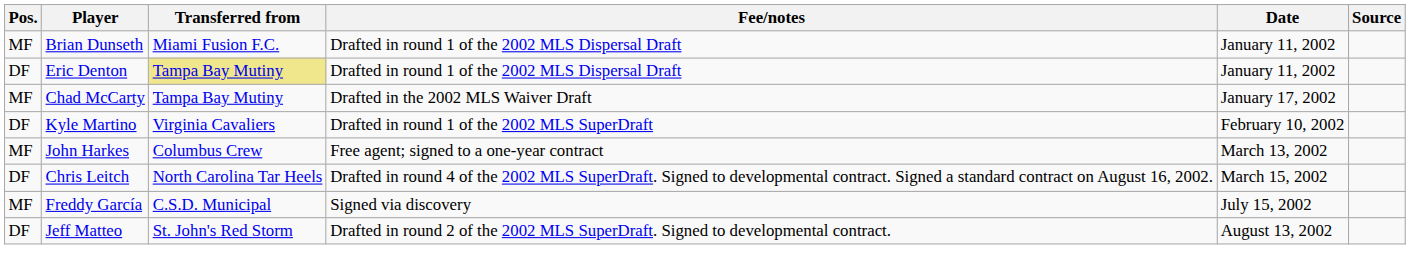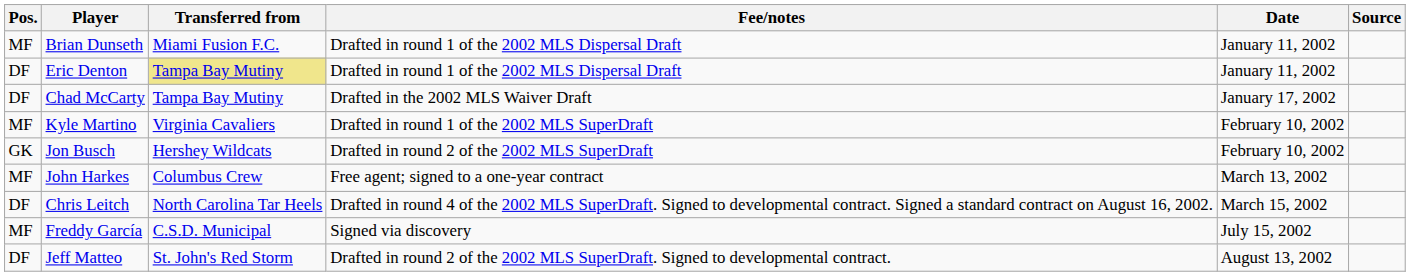(21, 97) MF -> (19, 97) DF
(19, 124) DF -> (21, 124) MF
+ row: (80, 151)
